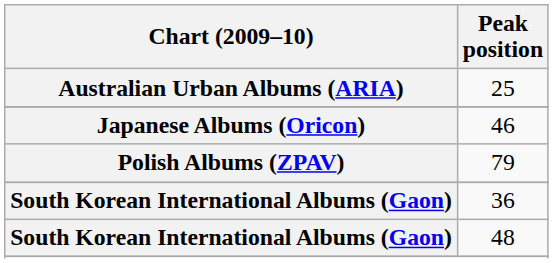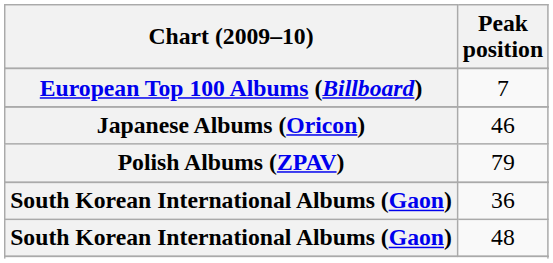- row: (503, 87)
+ row: (503, 87)
